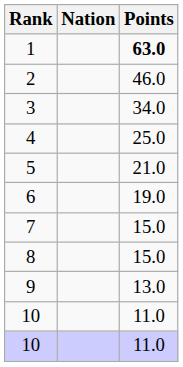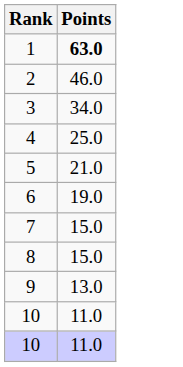- column: (88, 19)
